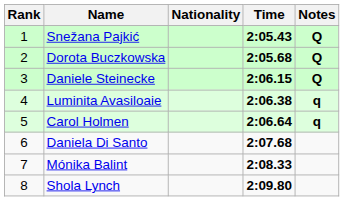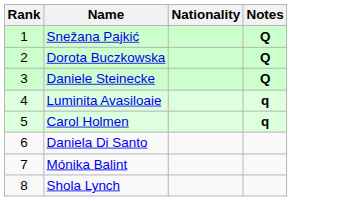- column: (269, 15)
